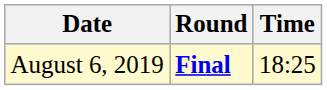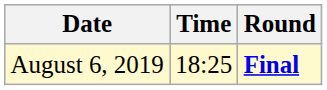columns swapped: (287, 24) <-> (211, 24)
